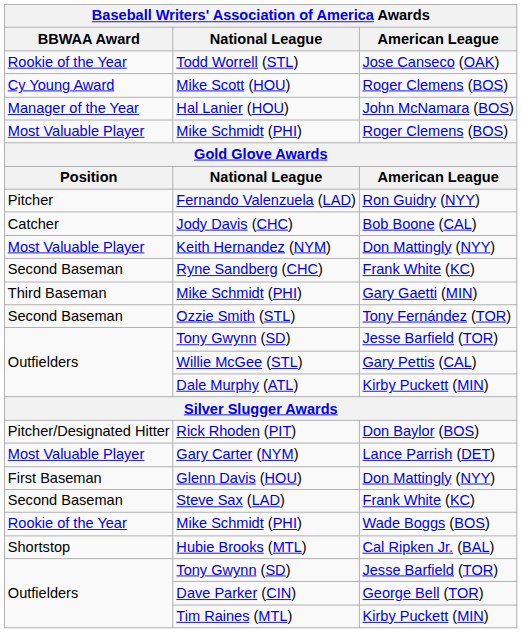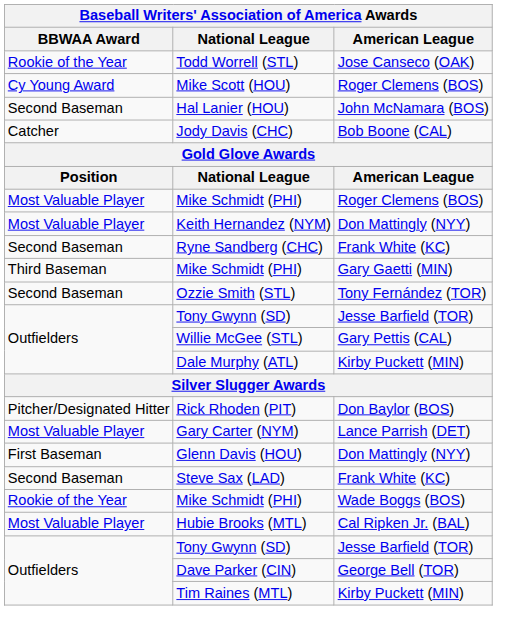(73, 108) Manager of the Year -> (65, 108) Second Baseman
rows swapped: (239, 131) <-> (235, 223)
- row: (266, 200)
(39, 547) Shortstop -> (76, 524) Most Valuable Player
